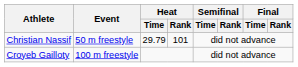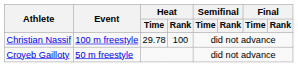(104, 40) 50 m freestyle -> (107, 40) 100 m freestyle
(154, 40) 29.79 -> (154, 40) 29.78
(181, 40) 101 -> (181, 40) 100
(107, 55) 100 m freestyle -> (104, 55) 50 m freestyle
